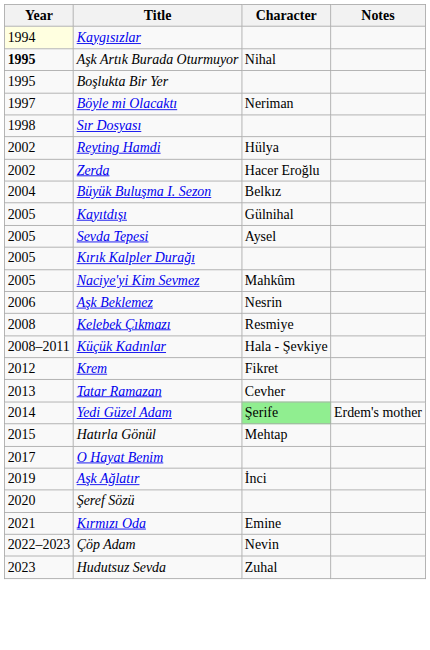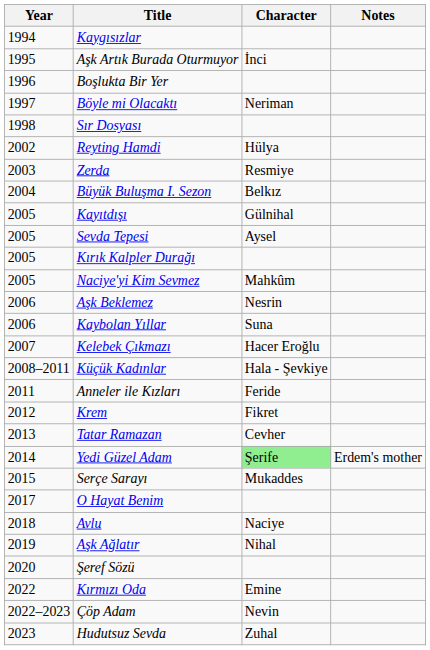(22, 37) lightyellow background -> (22, 37) no background
(22, 59) bold -> (22, 59) normal
(260, 59) Nihal -> (256, 59) İnci
(22, 81) 1995 -> (22, 81) 1996
(22, 170) 2002 -> (22, 170) 2003
(282, 170) Hacer Eroğlu -> (269, 170) Resmiye
+ row: (121, 324)
(22, 324) 2008 -> (22, 346) 2007
(269, 324) Resmiye -> (282, 346) Hacer Eroğlu
+ row: (129, 390)
+ row: (112, 479)
- row: (116, 434)
+ row: (89, 523)
(256, 479) İnci -> (260, 545) Nihal
(22, 523) 2021 -> (22, 589) 2022
